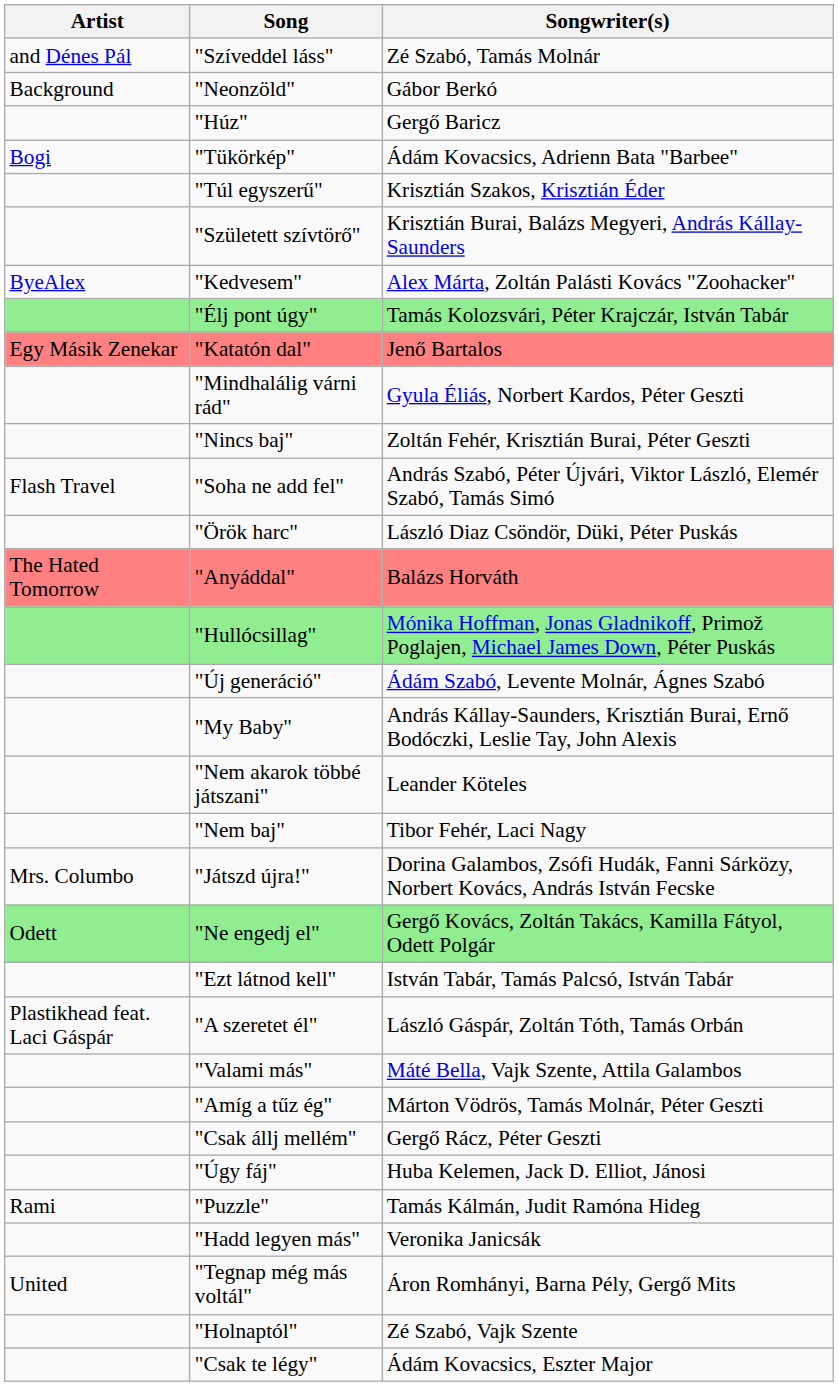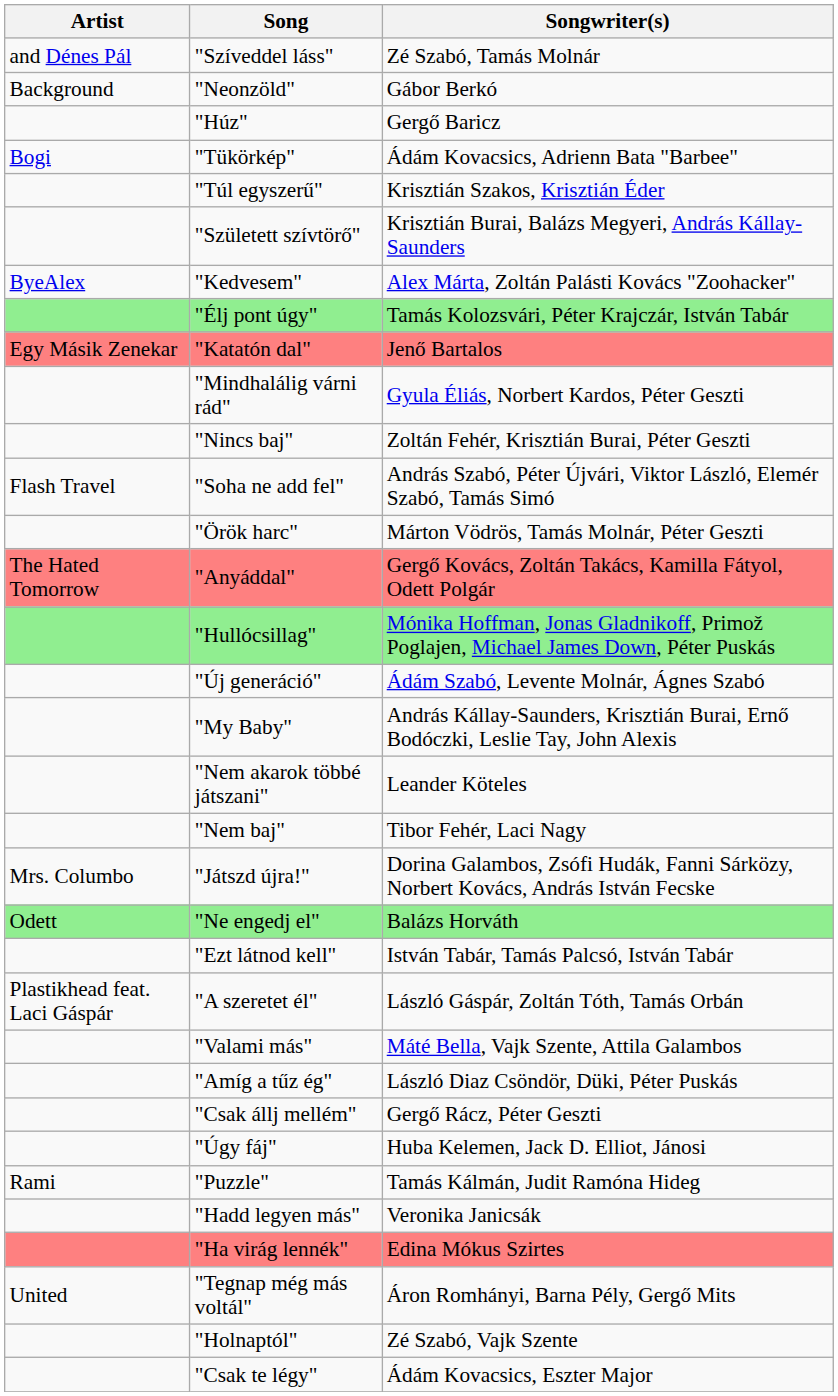(562, 531) László Diaz Csöndör, Düki, Péter Puskás -> (575, 531) Márton Vödrös, Tamás Molnár, Péter Geszti
(453, 577) Balázs Horváth -> (585, 577) Gergő Kovács, Zoltán Takács, Kamilla Fátyol, Odett Polgár
(585, 933) Gergő Kovács, Zoltán Takács, Kamilla Fátyol, Odett Polgár -> (453, 921) Balázs Horváth
(575, 1104) Márton Vödrös, Tamás Molnár, Péter Geszti -> (562, 1080) László Diaz Csöndör, Düki, Péter Puskás
+ row: (271, 1249)
